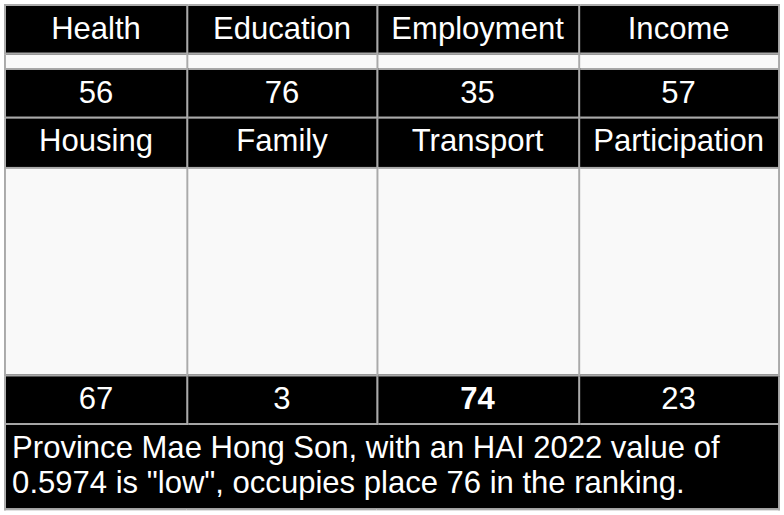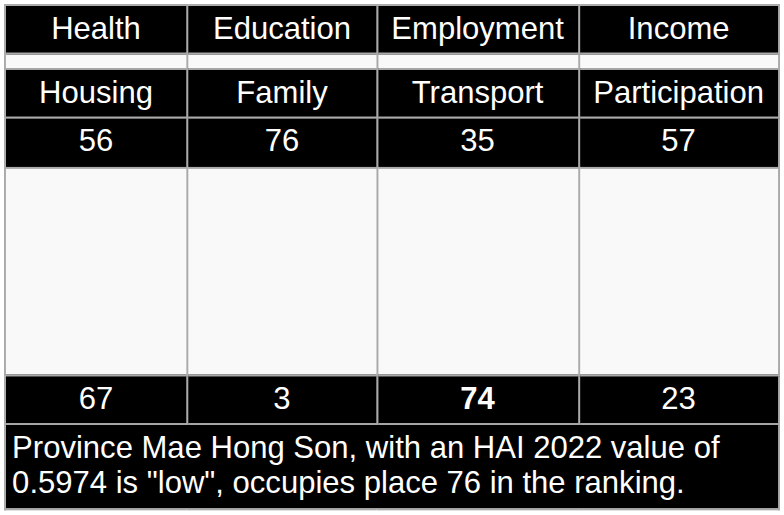rows swapped: (96, 92) <-> (96, 141)
